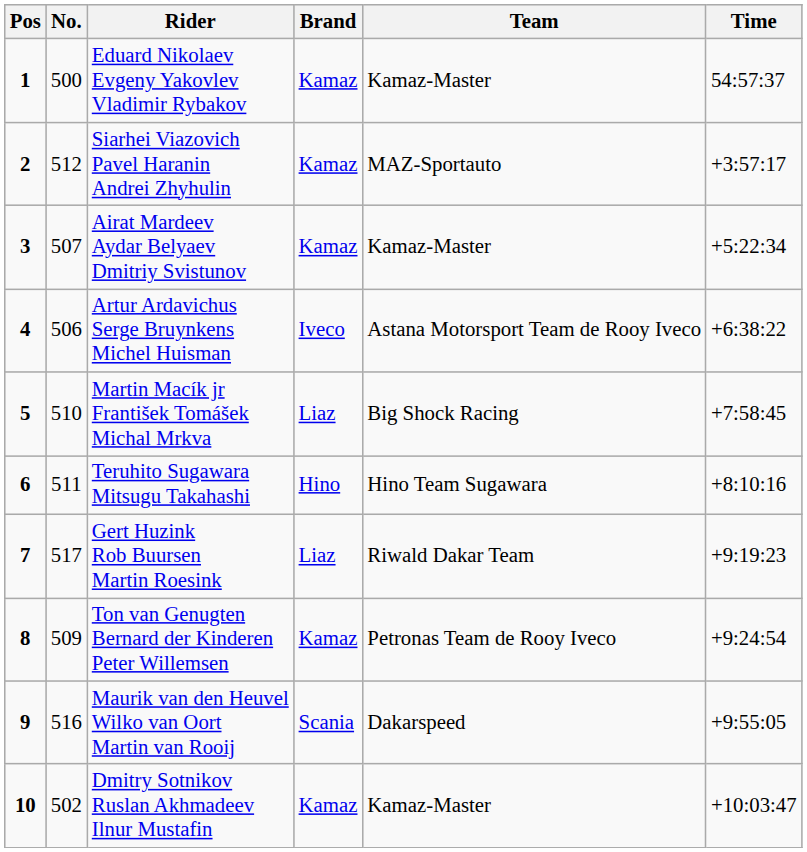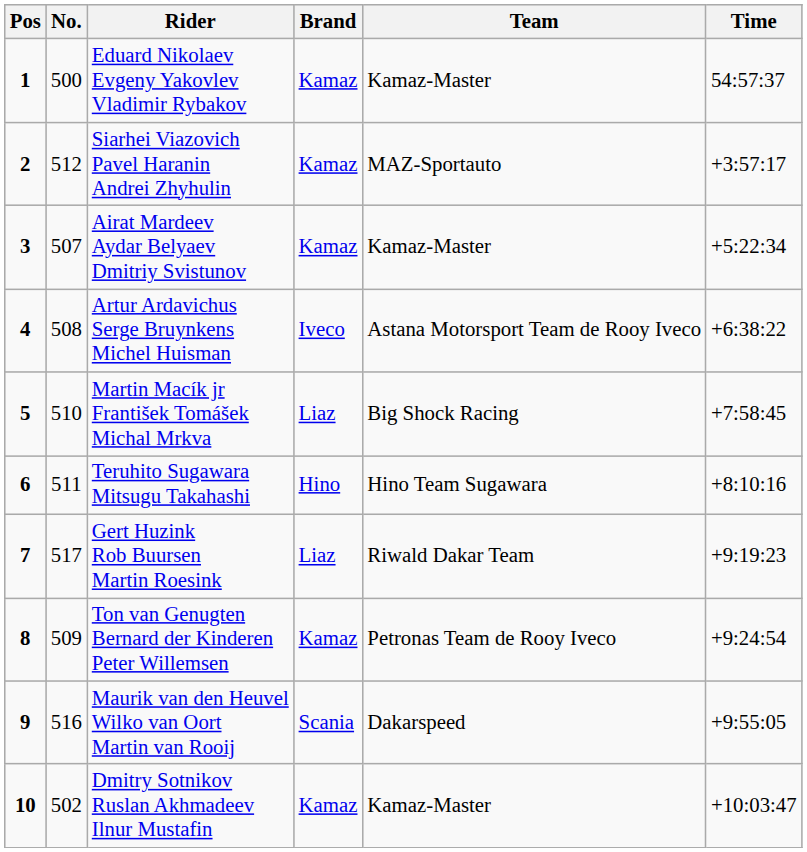(66, 329) 506 -> (66, 329) 508
